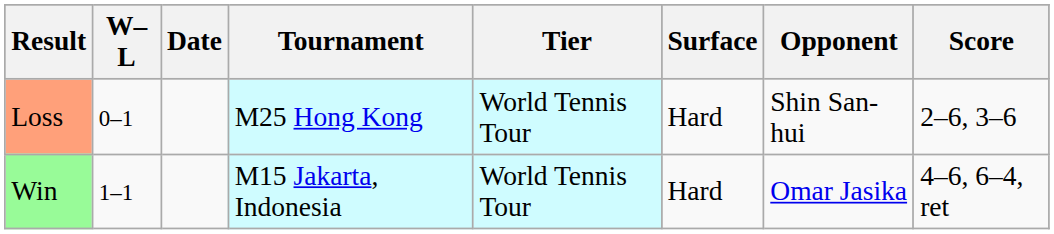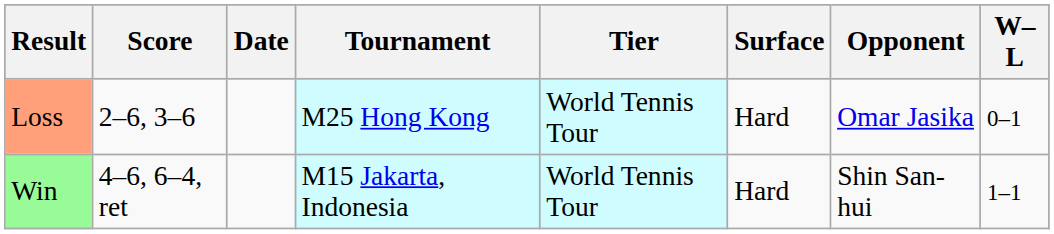columns swapped: (127, 41) <-> (981, 41)
(824, 116) Shin San-hui -> (906, 116) Omar Jasika
(839, 191) Omar Jasika -> (891, 191) Shin San-hui
